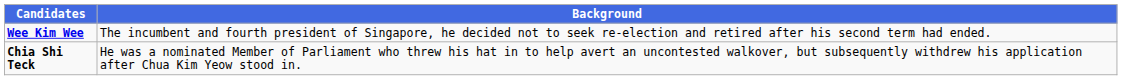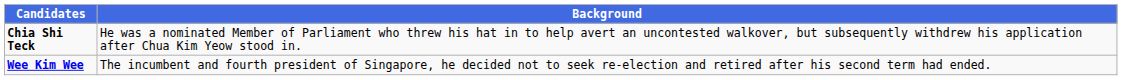rows swapped: (46, 33) <-> (35, 58)
